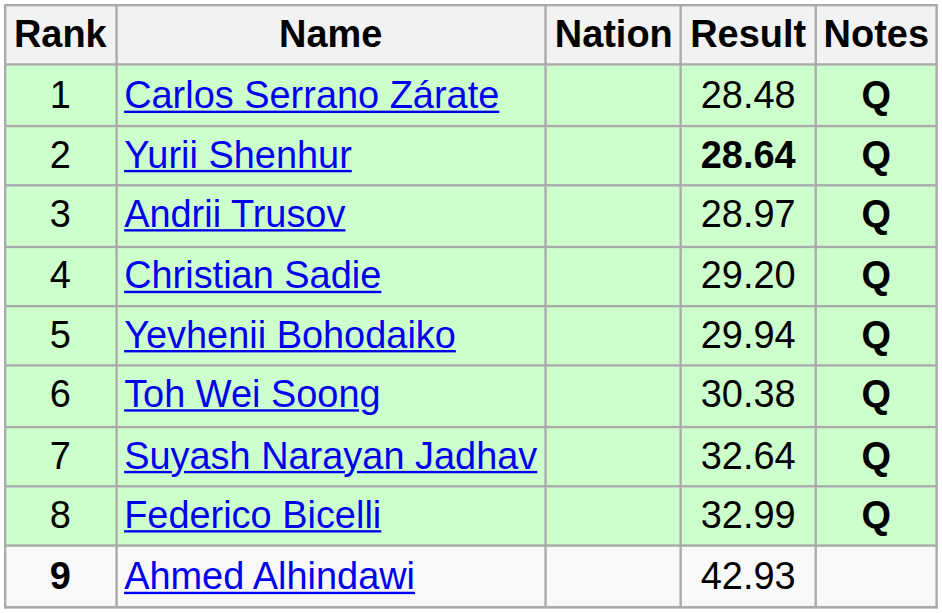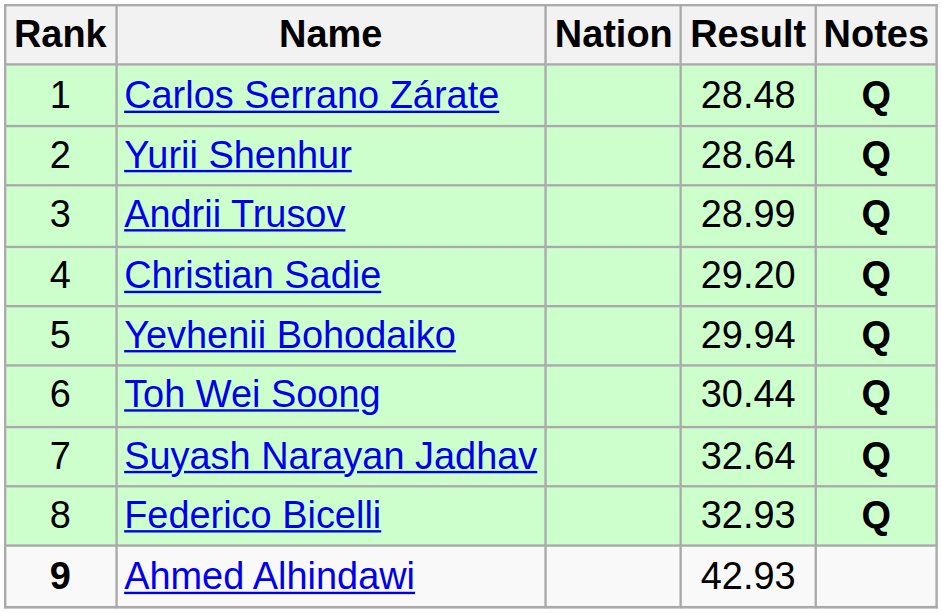(748, 154) bold -> (748, 154) normal
(748, 214) 28.97 -> (748, 214) 28.99
(748, 395) 30.38 -> (748, 395) 30.44
(748, 515) 32.99 -> (748, 515) 32.93
